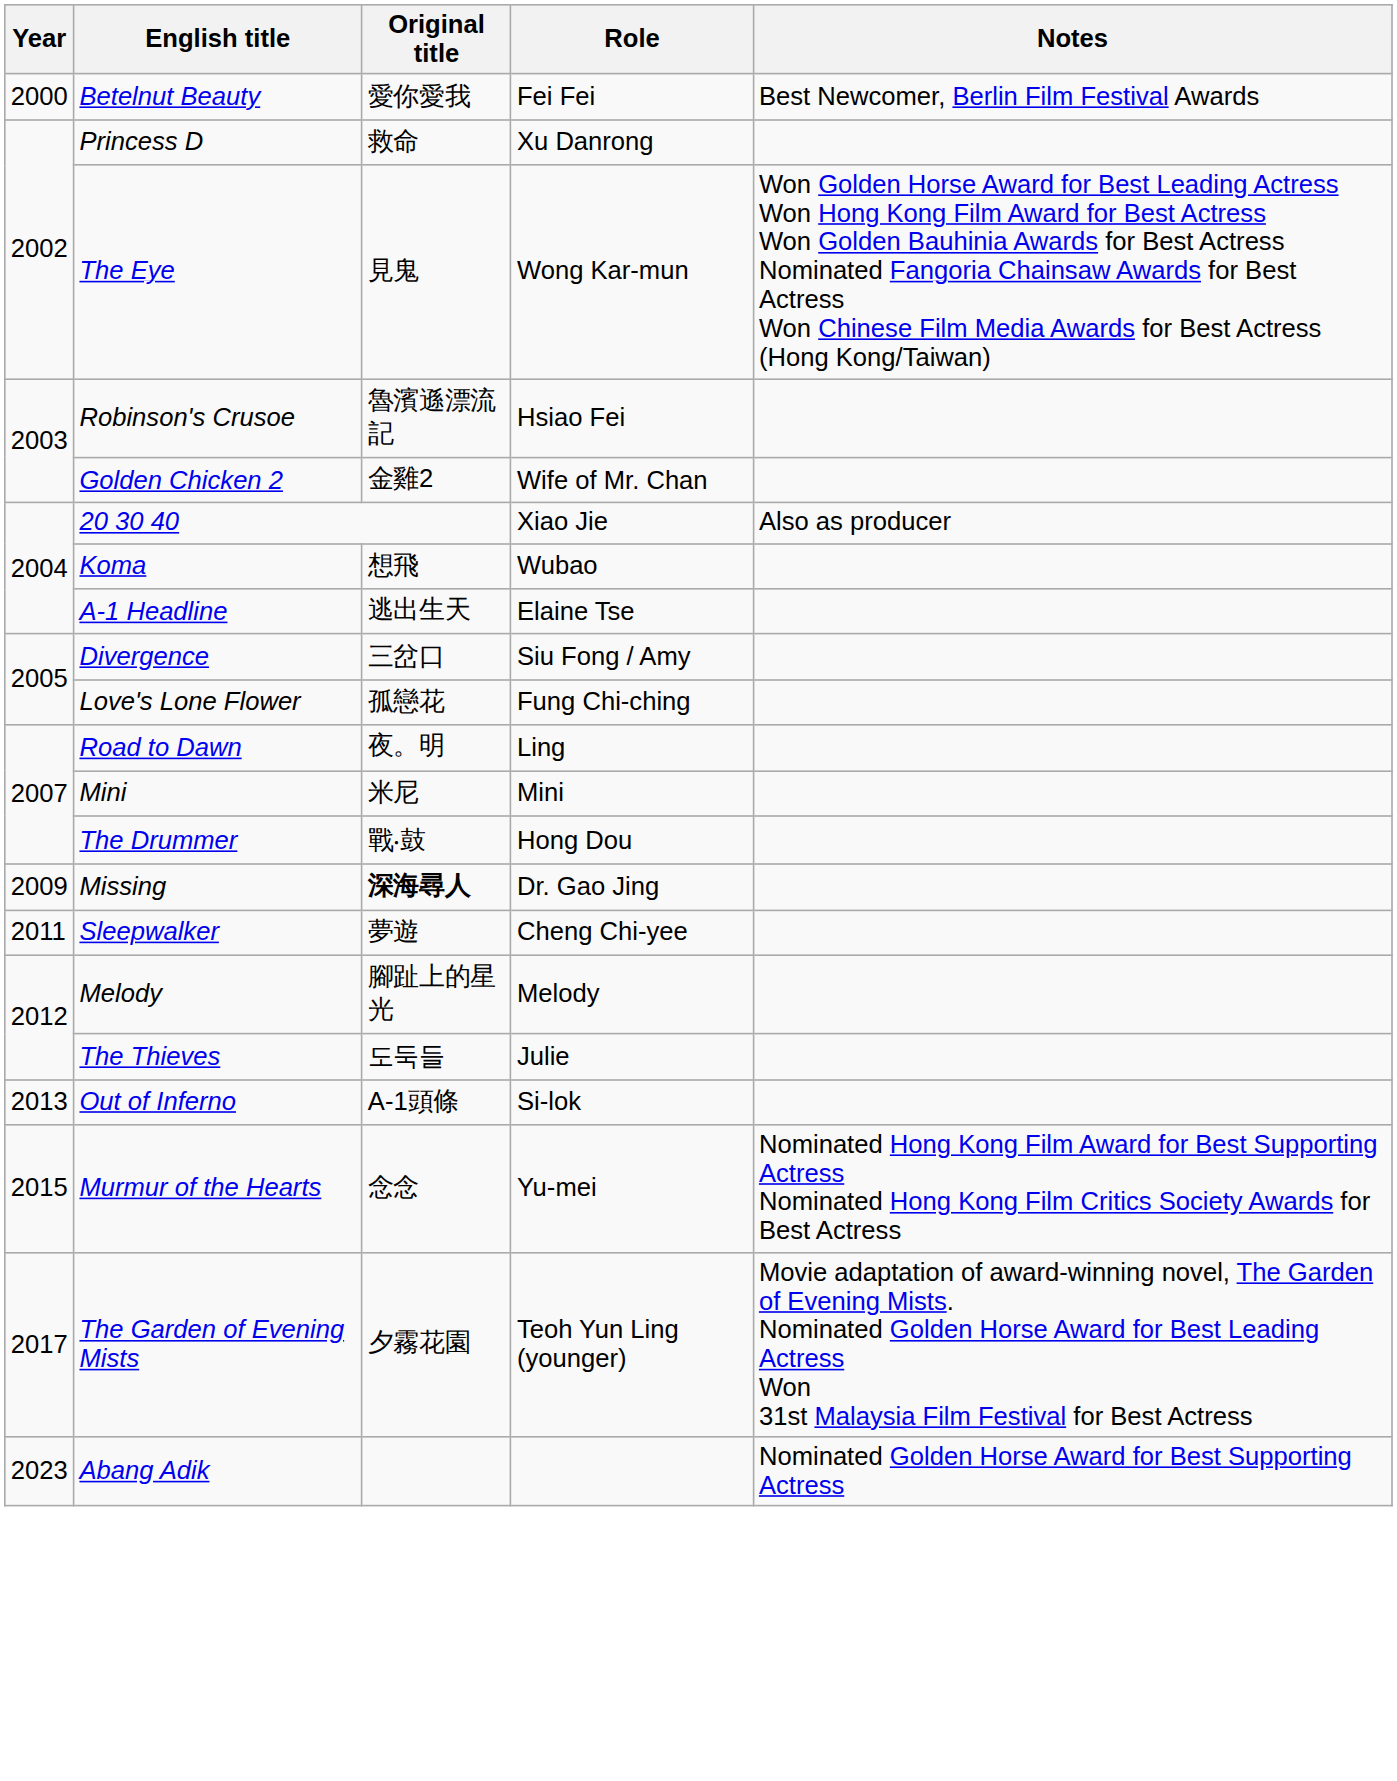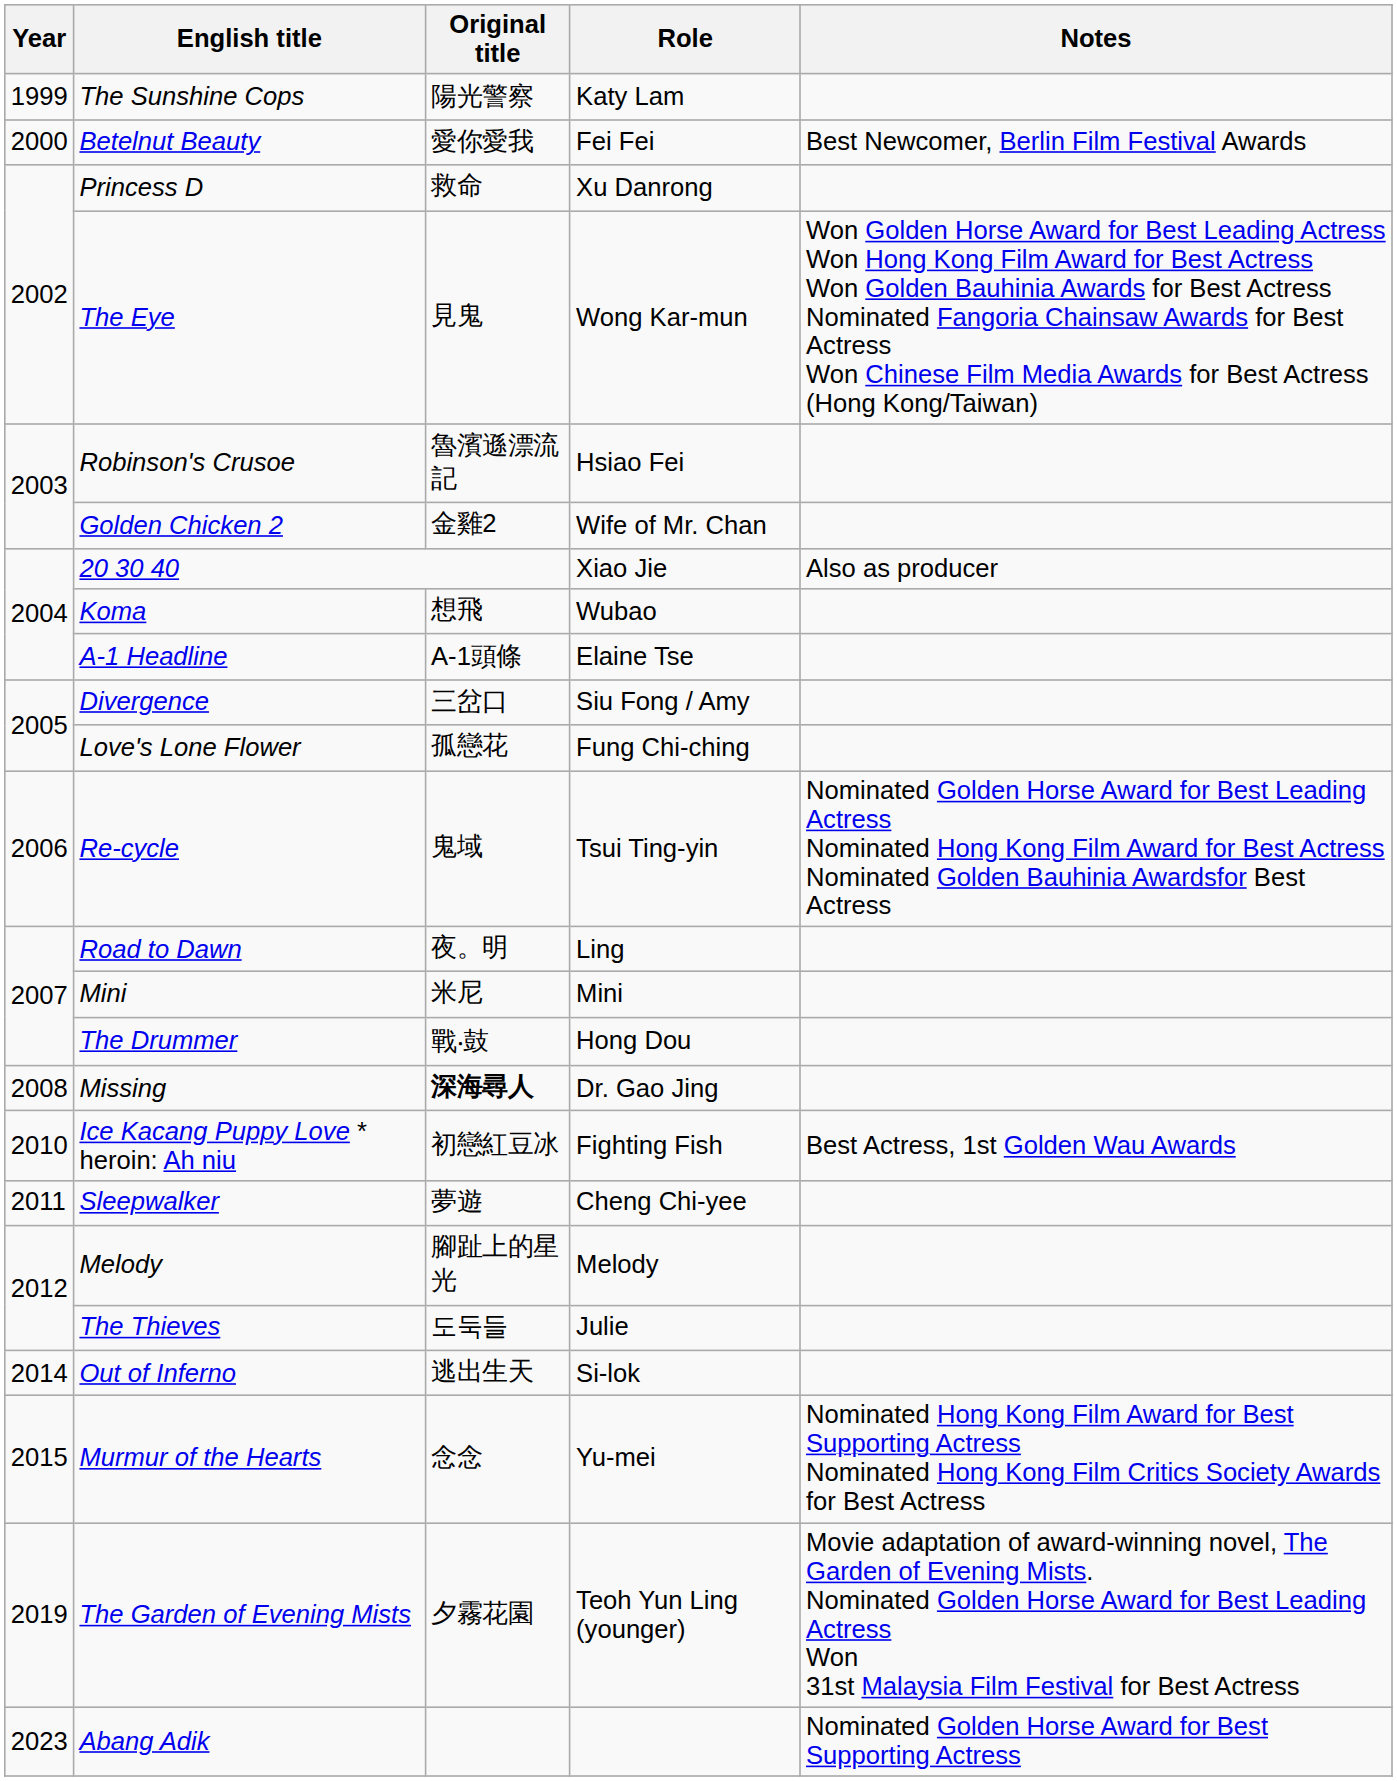+ row: (192, 96)
(419, 610) 逃出生天 -> (477, 655) A-1頭條
+ row: (129, 848)
(39, 886) 2009 -> (39, 1088) 2008
+ row: (223, 1145)
(39, 1102) 2013 -> (39, 1372) 2014
(413, 1101) A-1頭條 -> (482, 1371) 逃出生天
(39, 1344) 2017 -> (39, 1614) 2019
